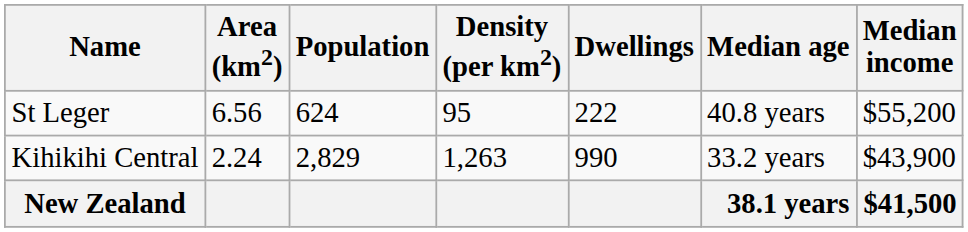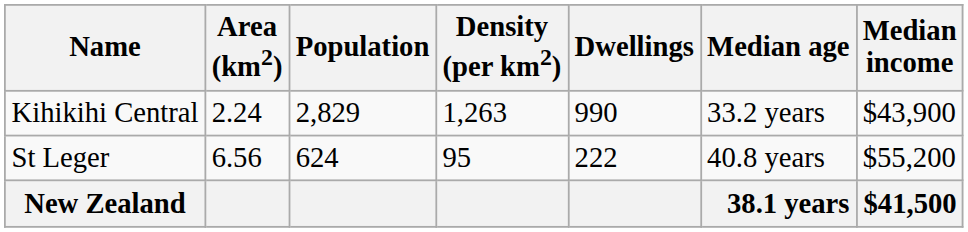rows swapped: (60, 112) <-> (105, 158)
